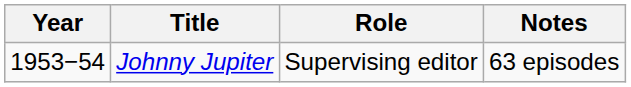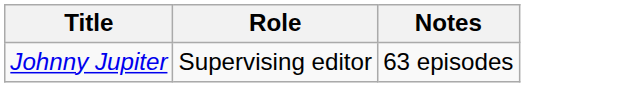- column: (58, 23)
